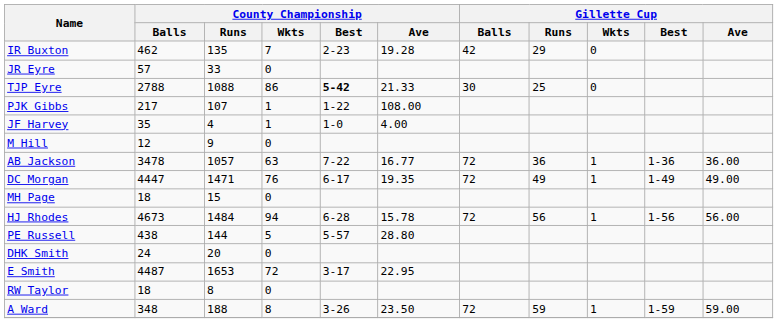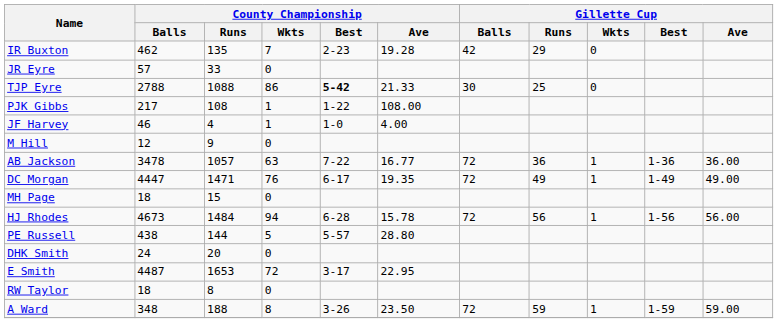(217, 106) 107 -> (217, 106) 108
(144, 124) 35 -> (144, 124) 46
